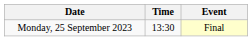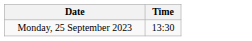- column: (214, 12)
